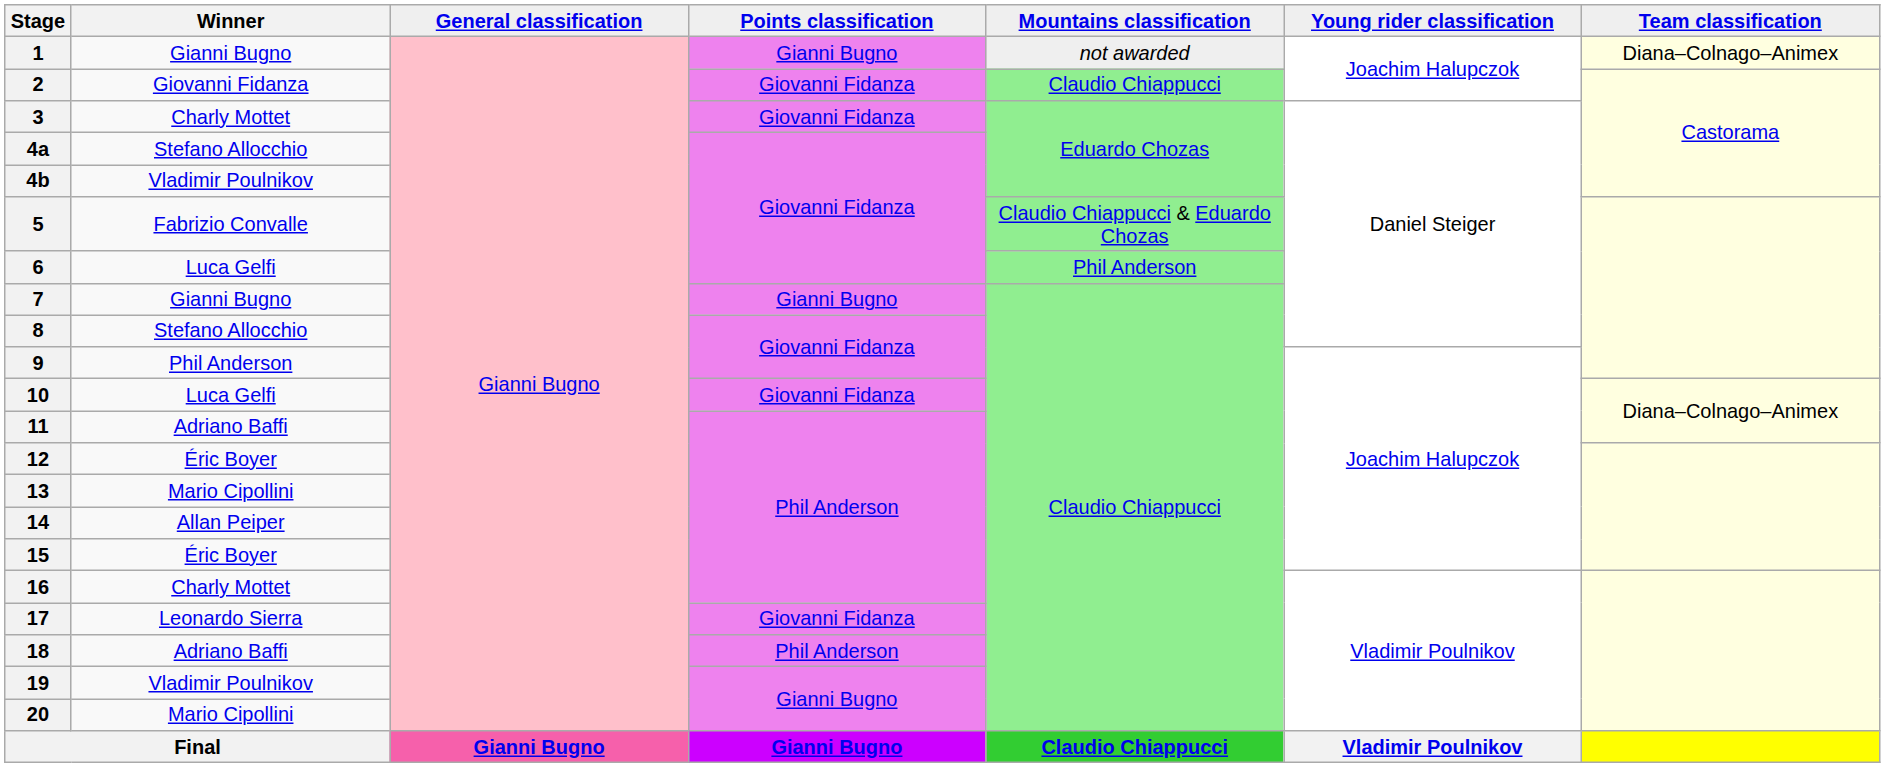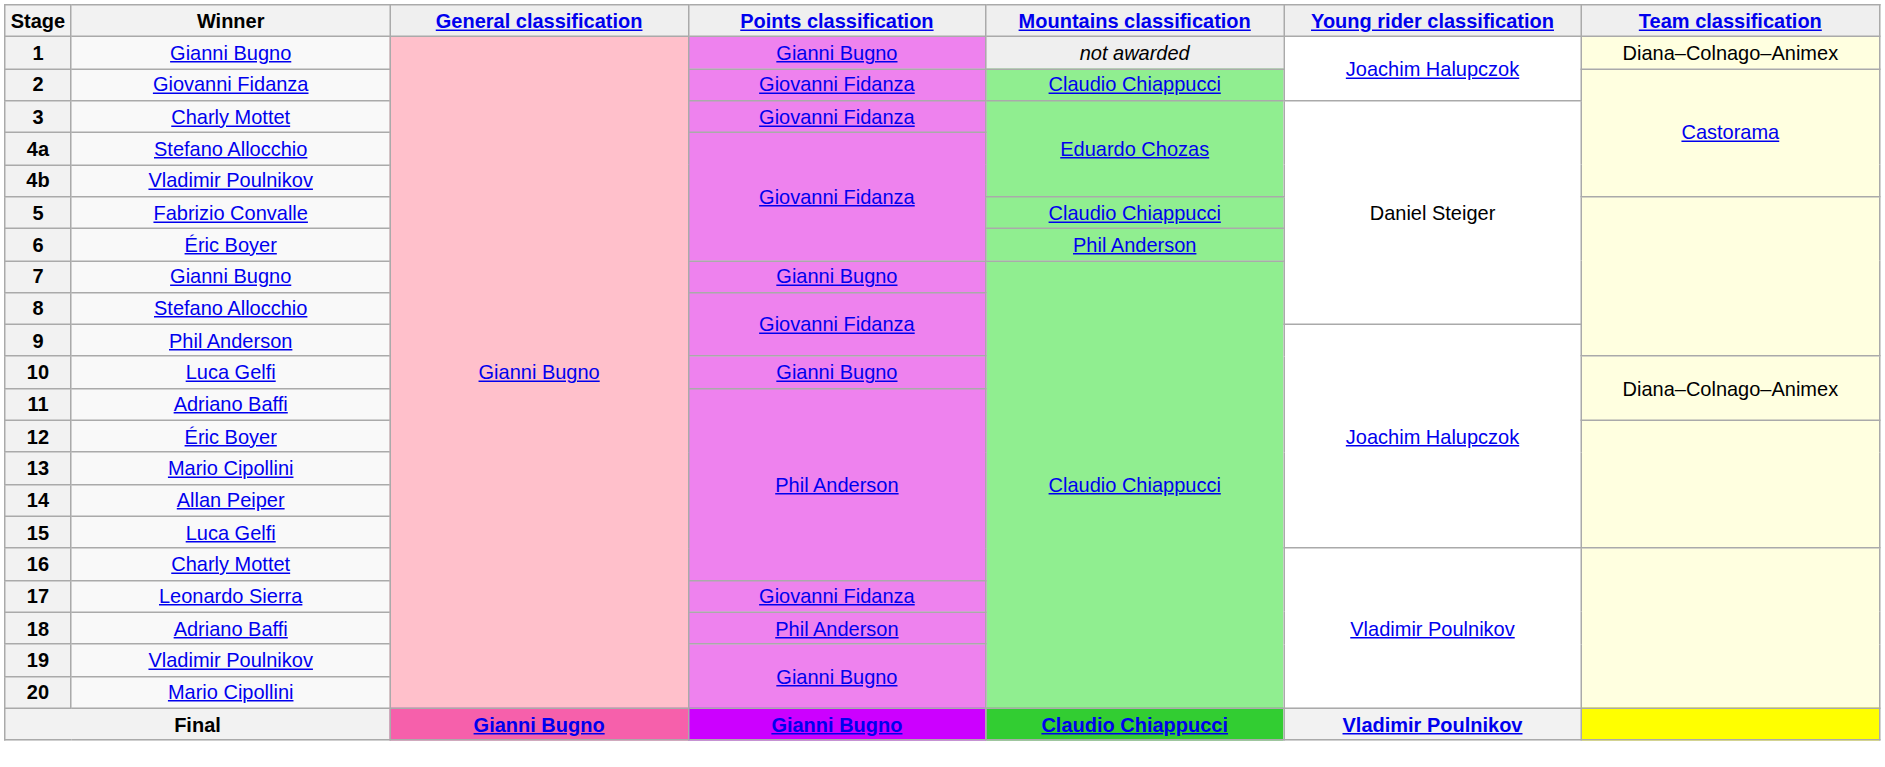(1135, 224) Claudio Chiappucci & Eduardo Chozas -> (1135, 213) Claudio Chiappucci
(231, 267) Luca Gelfi -> (231, 245) Éric Boyer
(837, 395) Giovanni Fidanza -> (837, 373) Gianni Bugno
(231, 555) Éric Boyer -> (231, 533) Luca Gelfi
